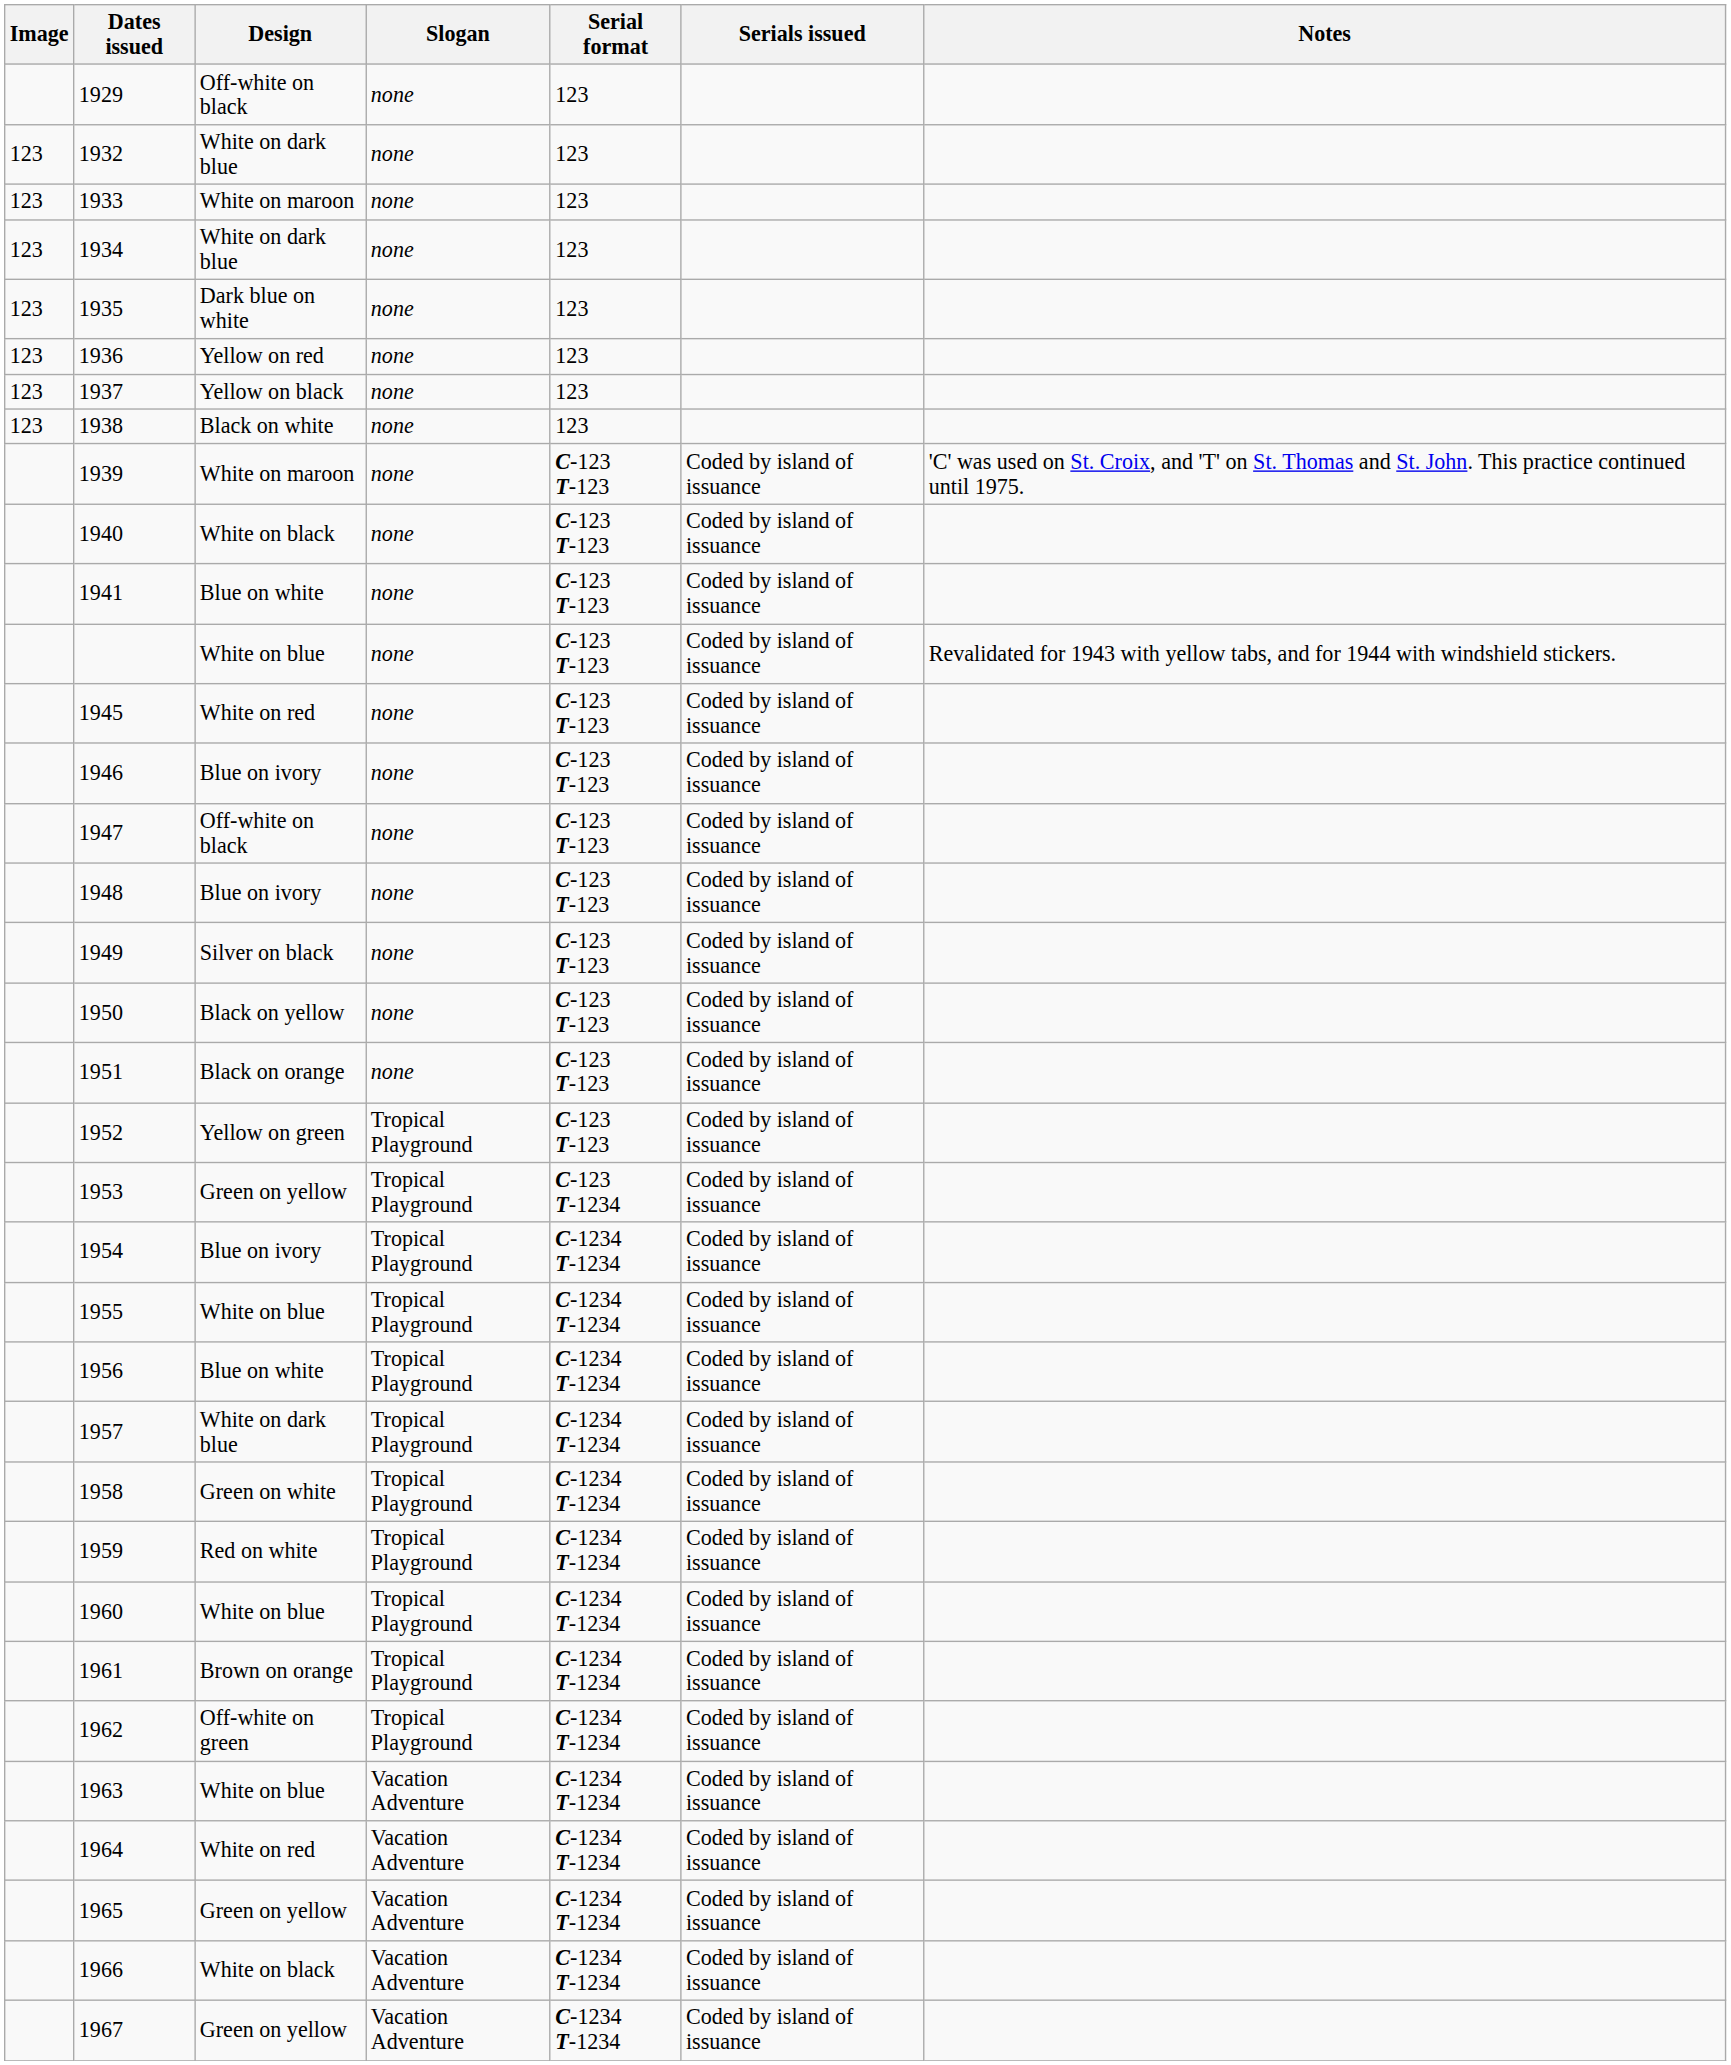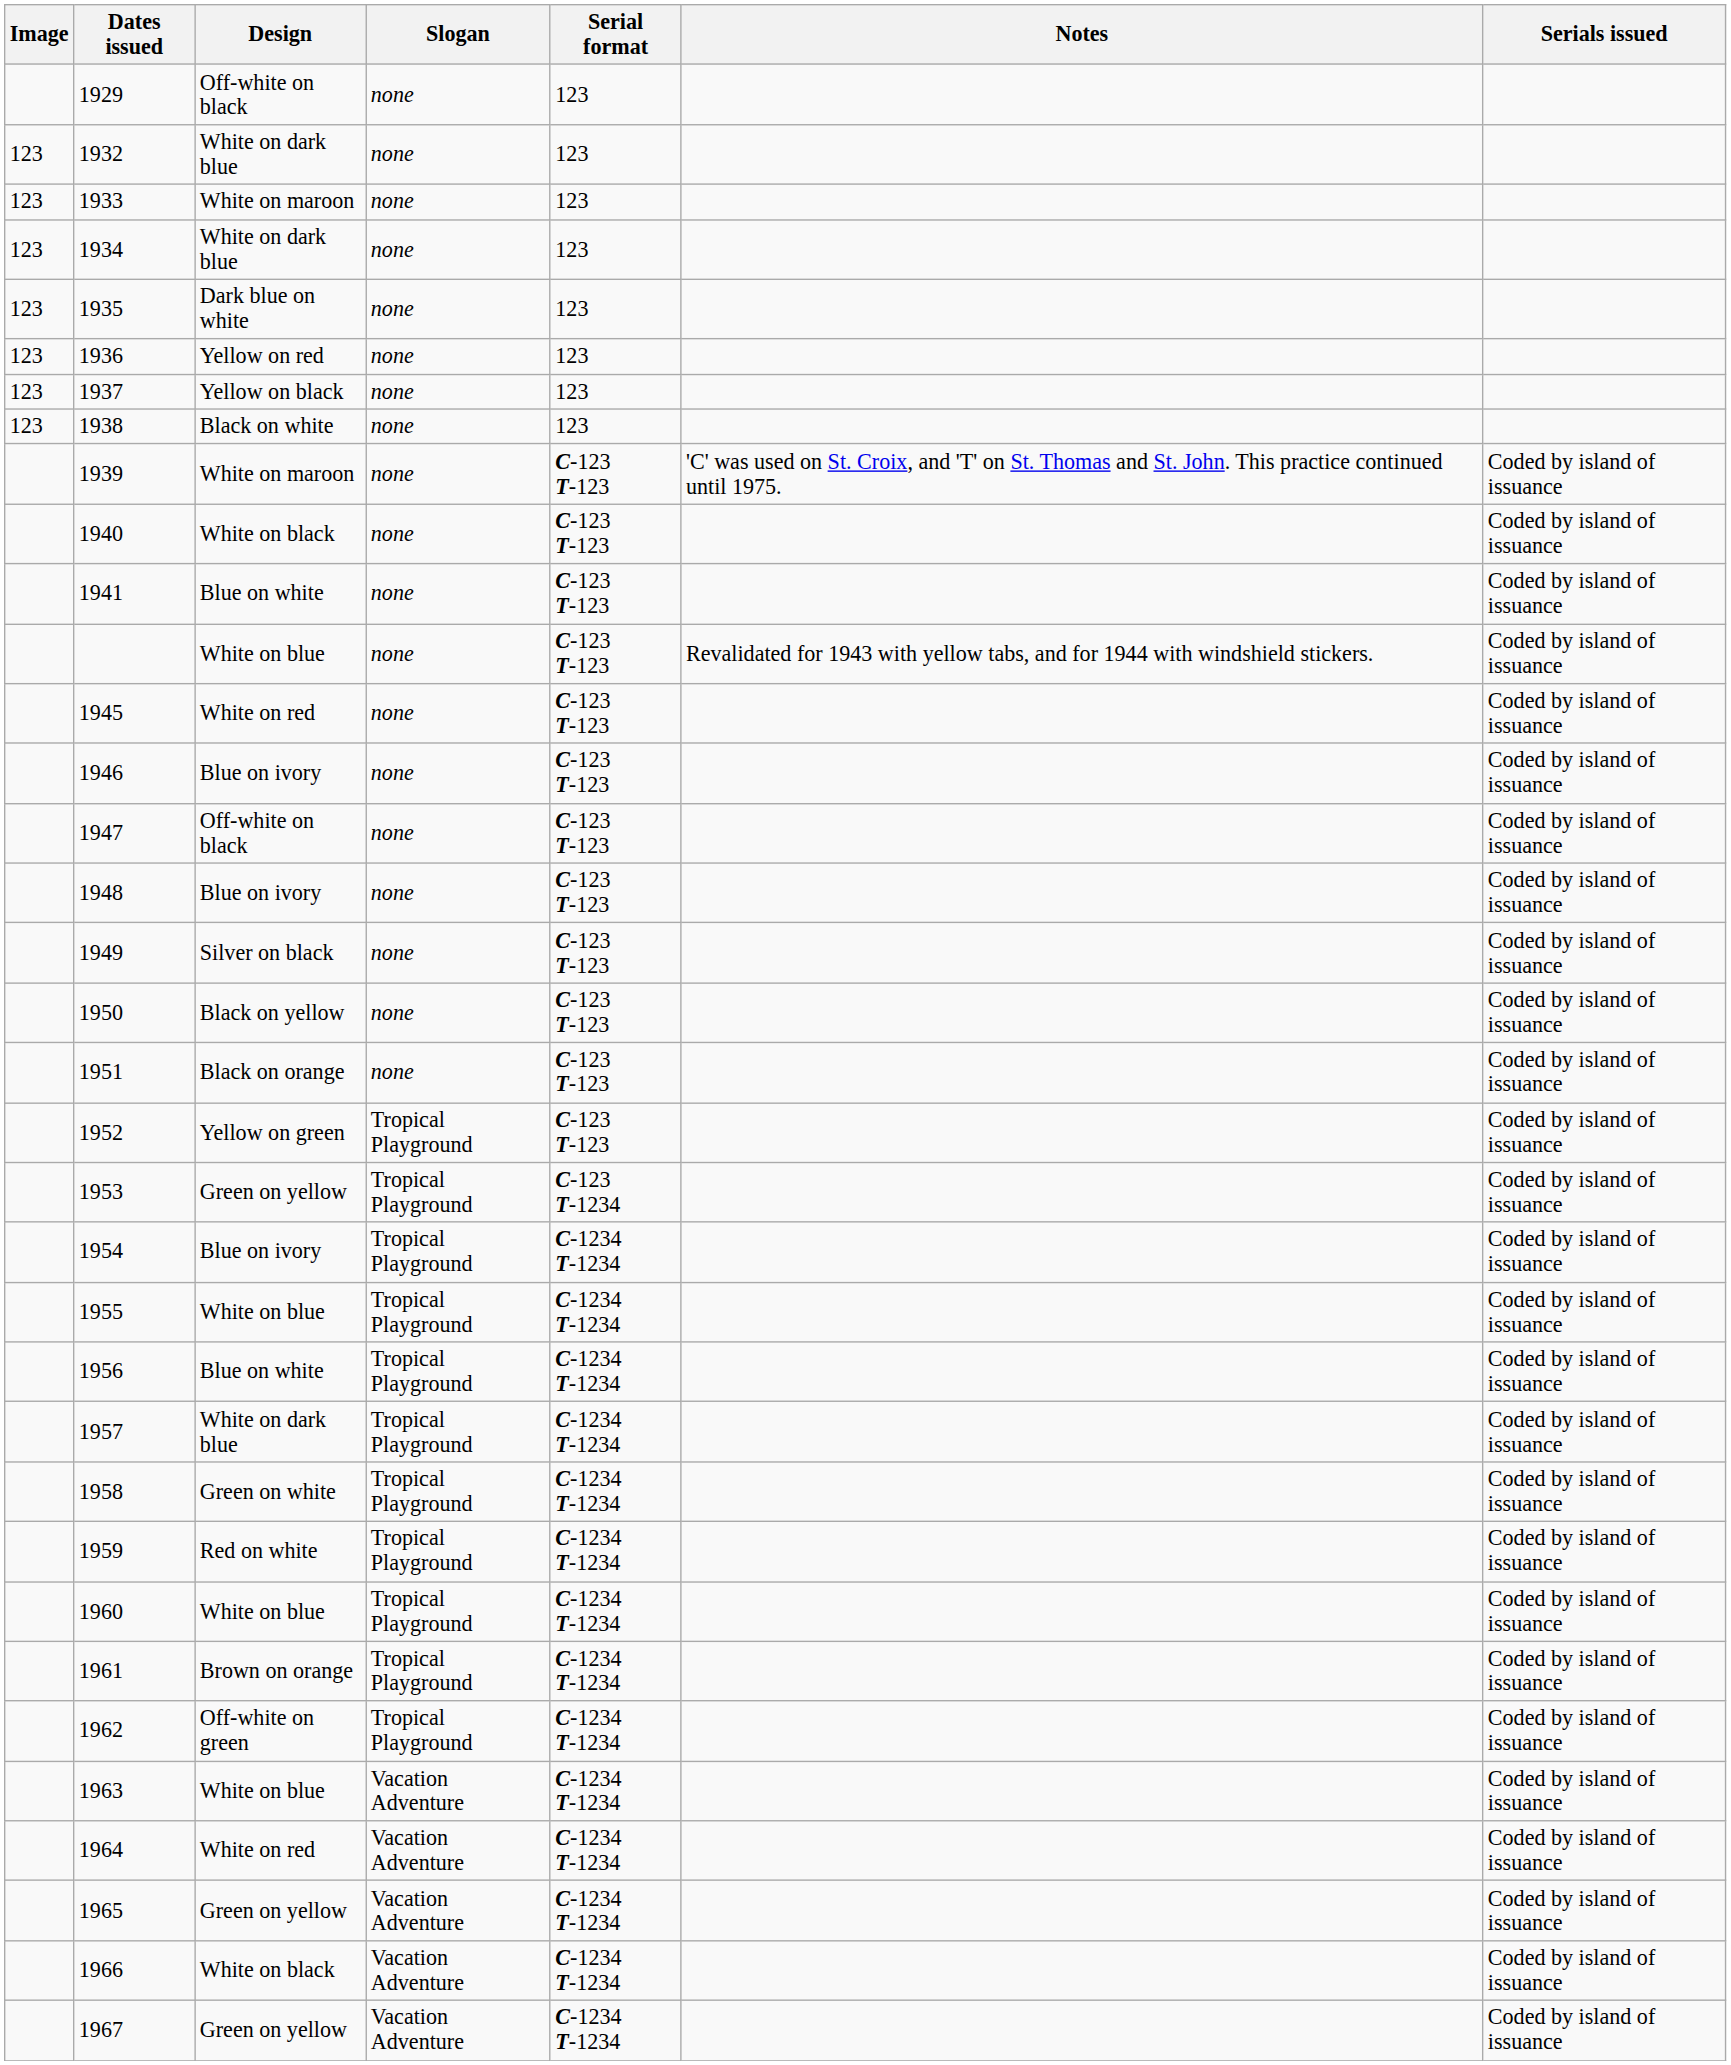columns swapped: (802, 34) <-> (1325, 34)
